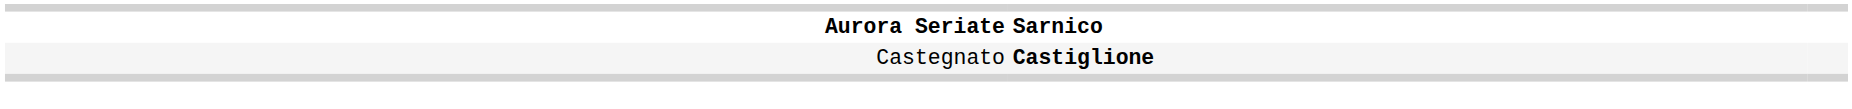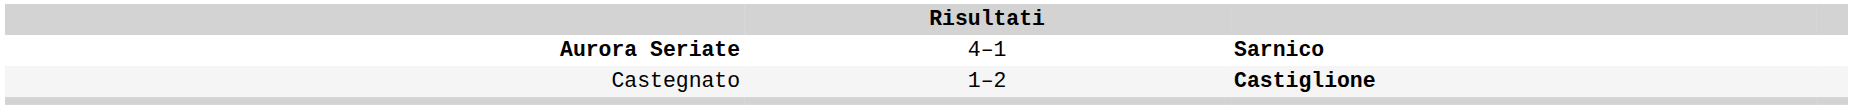+ column: (987, 20)
